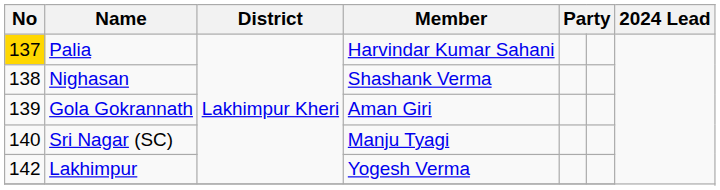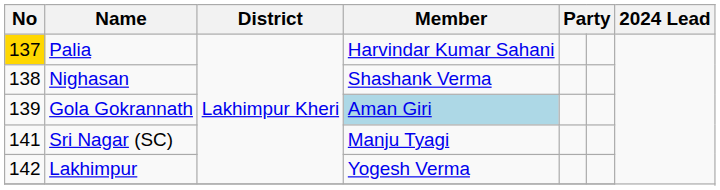(390, 109) no background -> (390, 109) lightblue background
(25, 139) 140 -> (25, 139) 141
